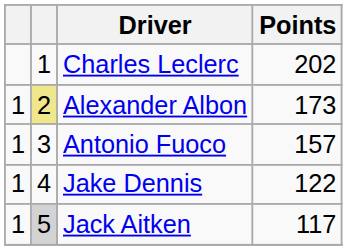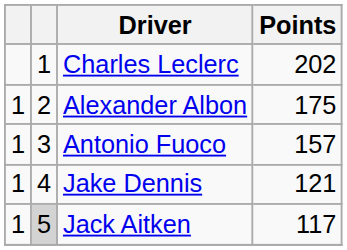(44, 104) khaki background -> (44, 104) no background
(315, 104) 173 -> (315, 104) 175
(315, 184) 122 -> (315, 184) 121
